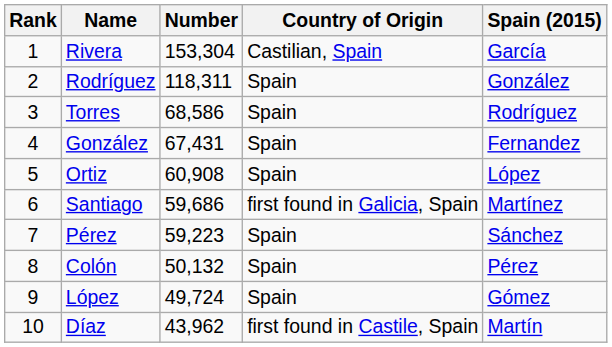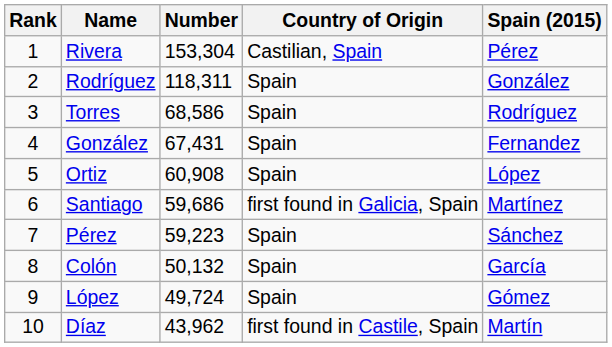(517, 51) García -> (513, 51) Pérez
(513, 266) Pérez -> (517, 266) García
